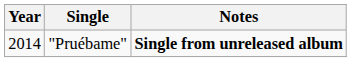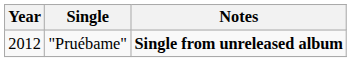(25, 43) 2014 -> (25, 43) 2012
